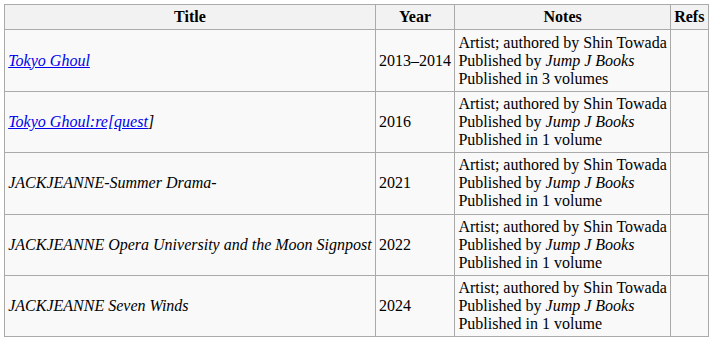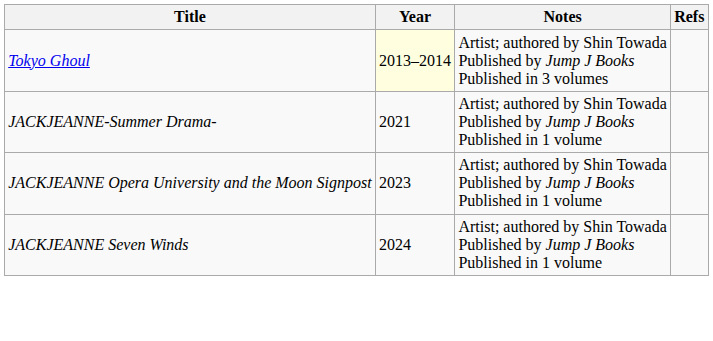(415, 60) no background -> (415, 60) lightyellow background
- row: (81, 121)
(395, 244) 2022 -> (395, 183) 2023
